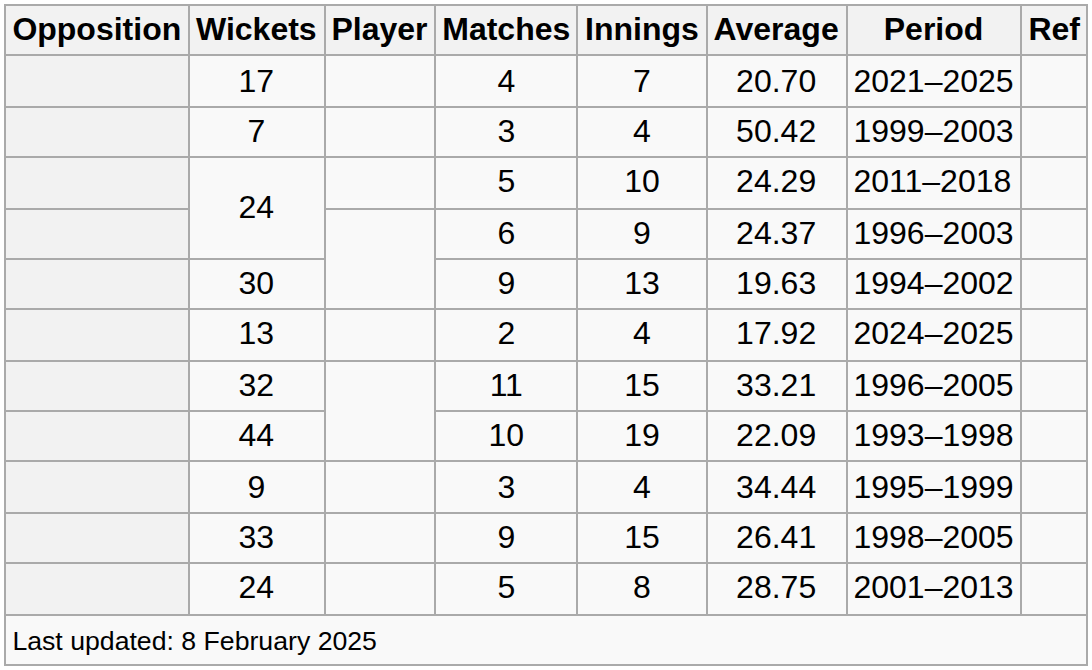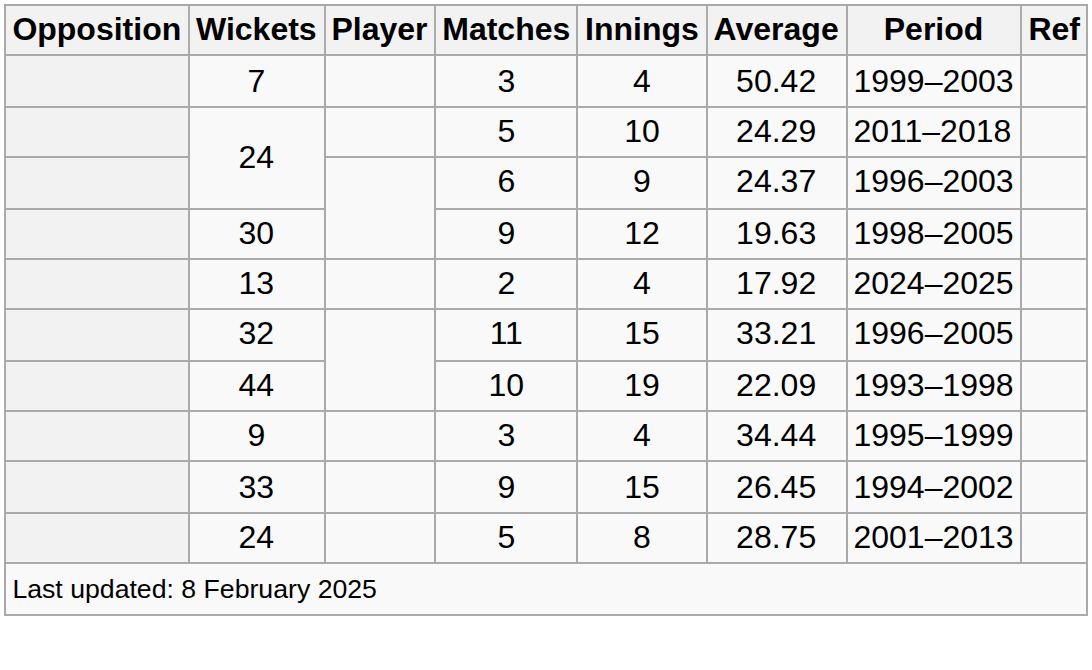- row: (256, 80)
(642, 283) 13 -> (642, 232) 12
(934, 283) 1994–2002 -> (934, 232) 1998–2005
(776, 537) 26.41 -> (776, 486) 26.45
(934, 537) 1998–2005 -> (934, 486) 1994–2002
